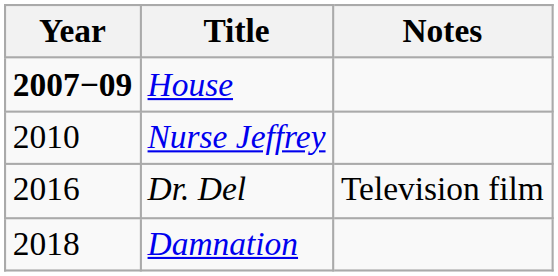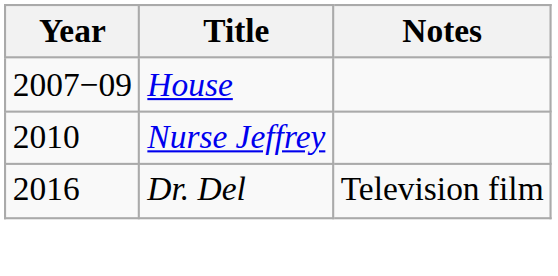(72, 84) bold -> (72, 84) normal
- row: (223, 243)
